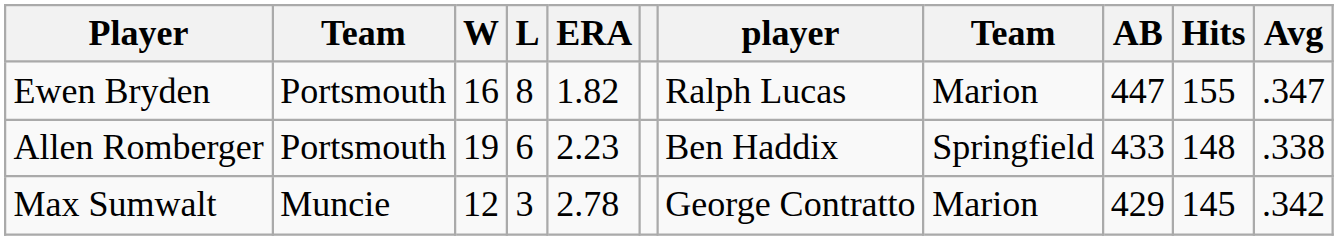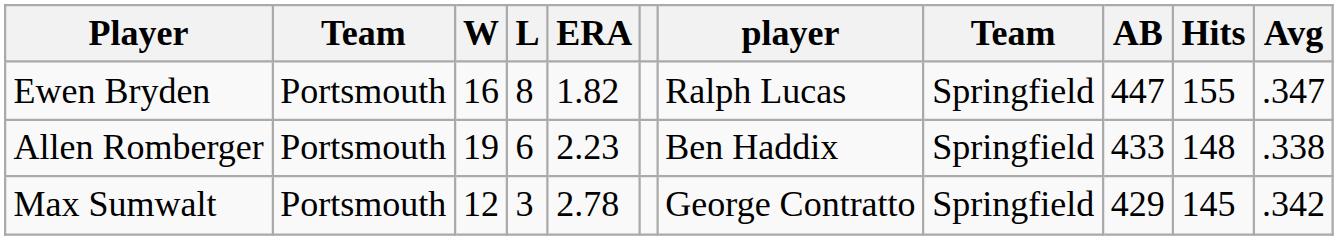(985, 90) Marion -> (1013, 90) Springfield
(335, 204) Muncie -> (363, 204) Portsmouth
(985, 204) Marion -> (1013, 204) Springfield
